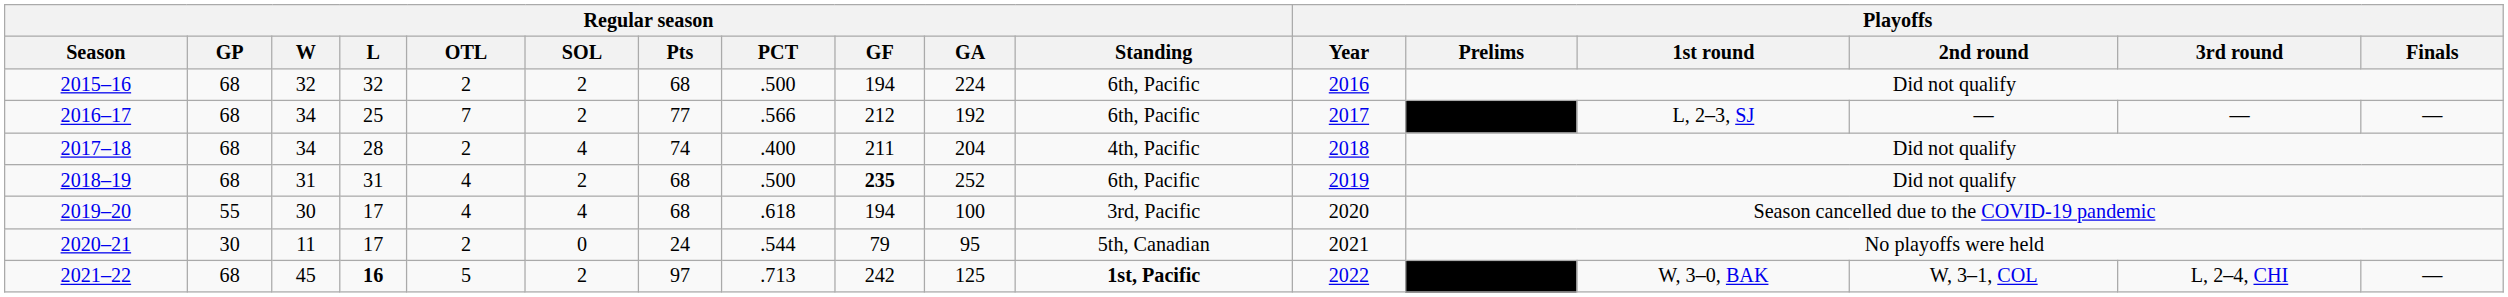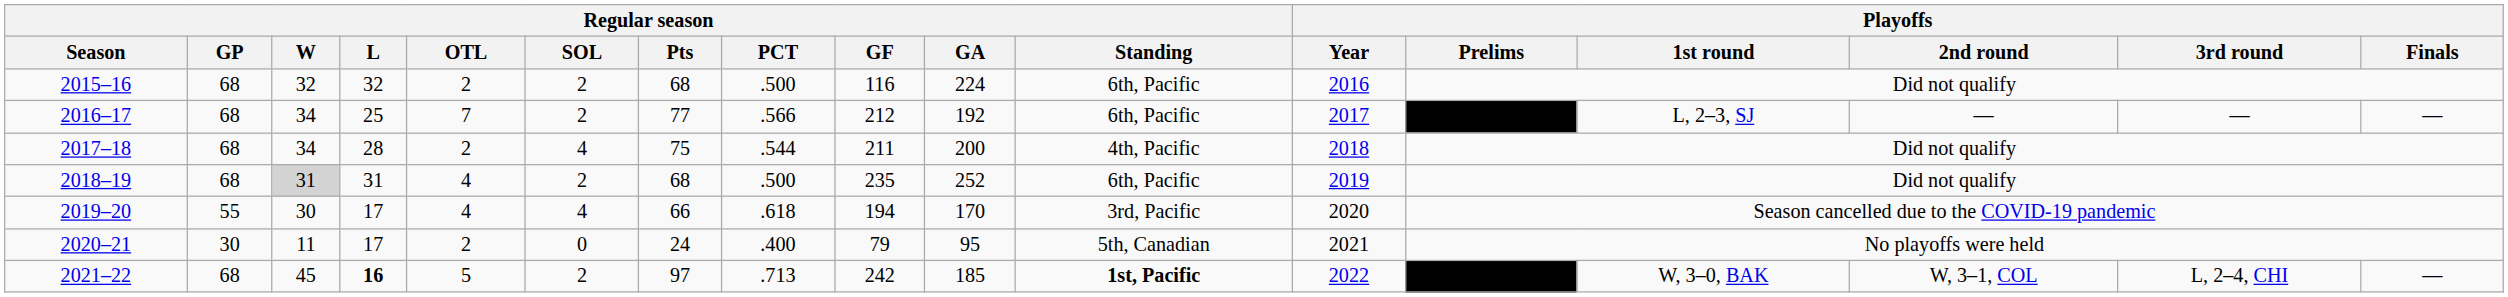(880, 84) 194 -> (880, 84) 116
(680, 148) 74 -> (680, 148) 75
(778, 148) .400 -> (778, 148) .544
(970, 148) 204 -> (970, 148) 200
(306, 180) no background -> (306, 180) lightgrey background
(880, 180) bold -> (880, 180) normal
(680, 212) 68 -> (680, 212) 66
(970, 212) 100 -> (970, 212) 170
(778, 244) .544 -> (778, 244) .400
(970, 276) 125 -> (970, 276) 185
